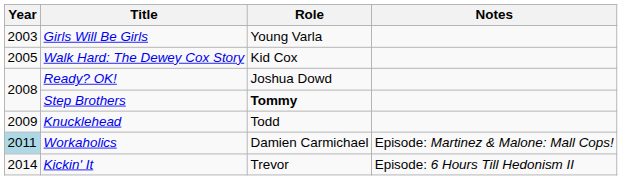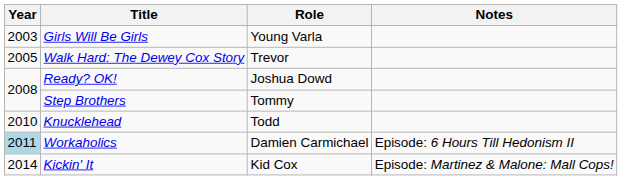(274, 57) Kid Cox -> (270, 57) Trevor
(274, 100) bold -> (272, 100) normal
(22, 121) 2009 -> (22, 121) 2010
(494, 143) Episode: Martinez & Malone: Mall Cops! -> (474, 143) Episode: 6 Hours Till Hedonism II
(270, 164) Trevor -> (274, 164) Kid Cox
(474, 164) Episode: 6 Hours Till Hedonism II -> (494, 164) Episode: Martinez & Malone: Mall Cops!
